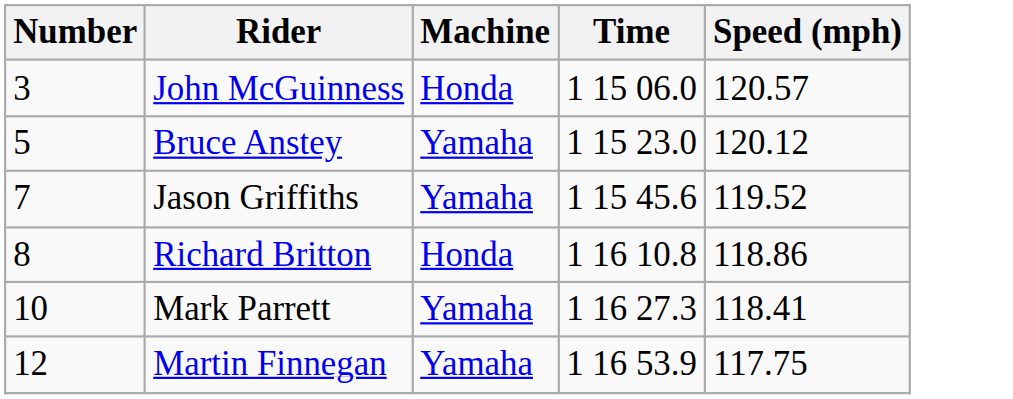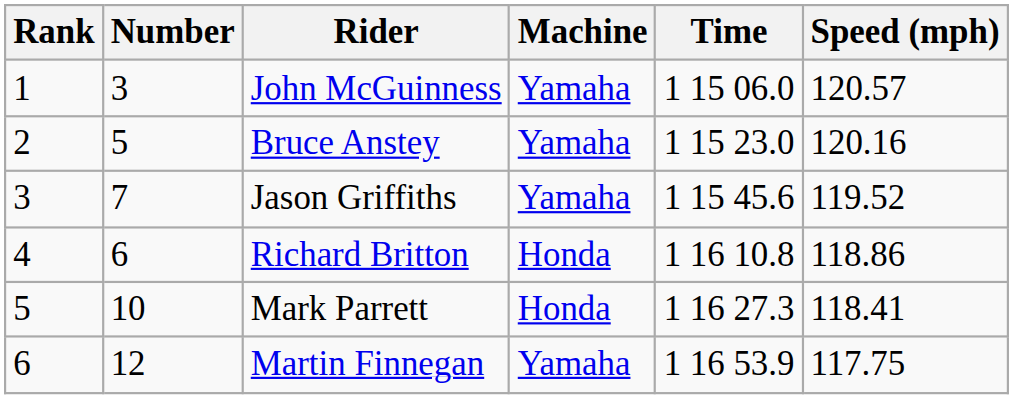+ column: (54, 32)
(467, 87) Honda -> (574, 87) Yamaha
(761, 142) 120.12 -> (858, 142) 120.16
(22, 253) 8 -> (119, 253) 6
(477, 308) Yamaha -> (564, 308) Honda
